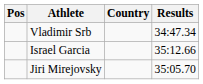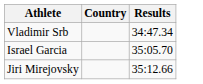- column: (16, 13)
(175, 50) 35:12.66 -> (152, 50) 35:05.70
(175, 69) 35:05.70 -> (152, 69) 35:12.66
